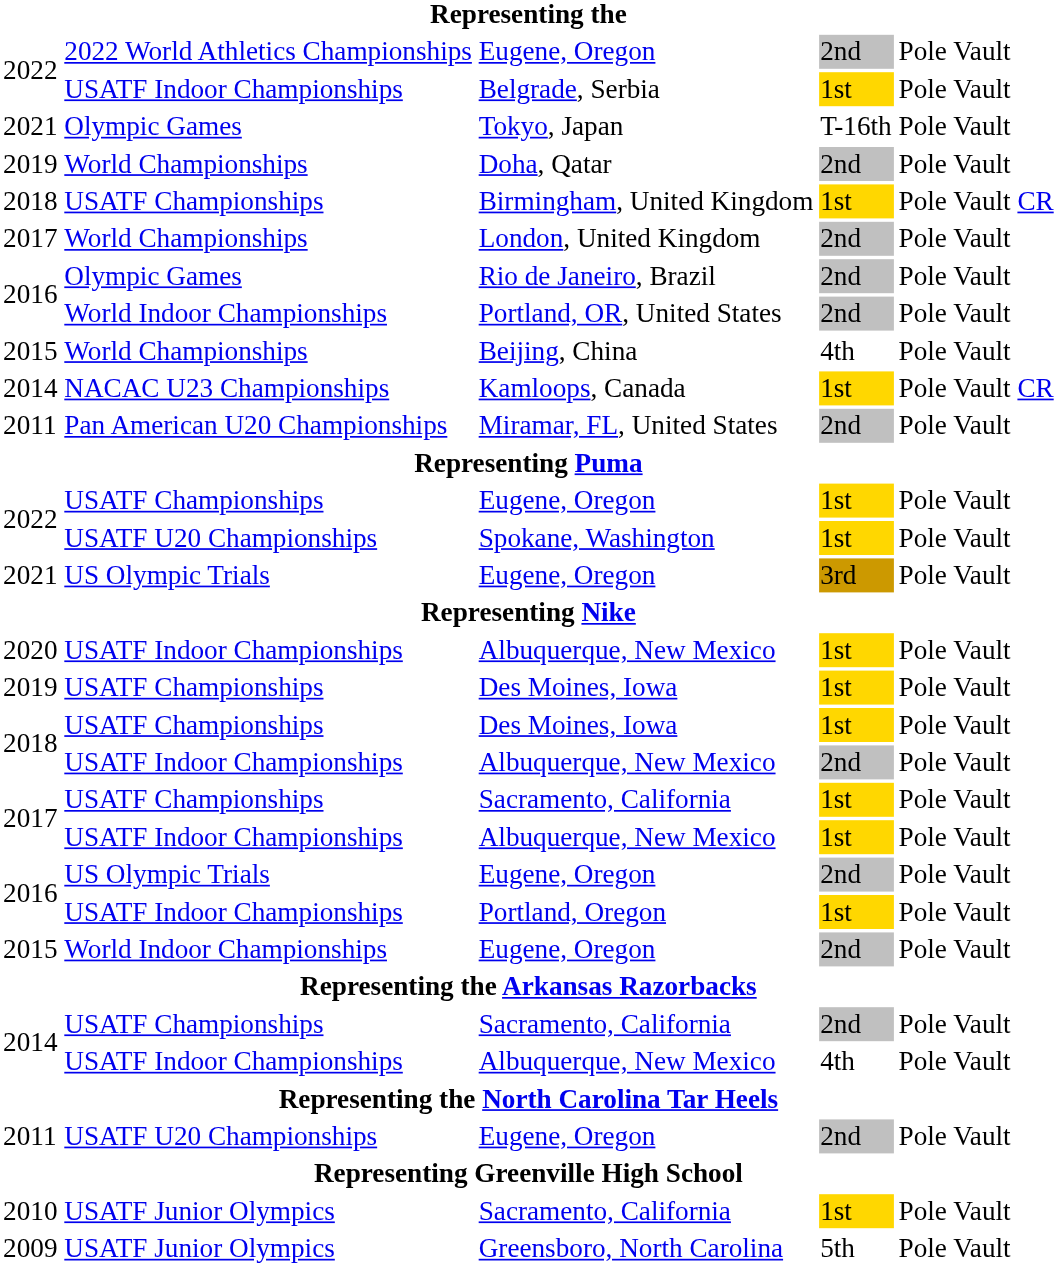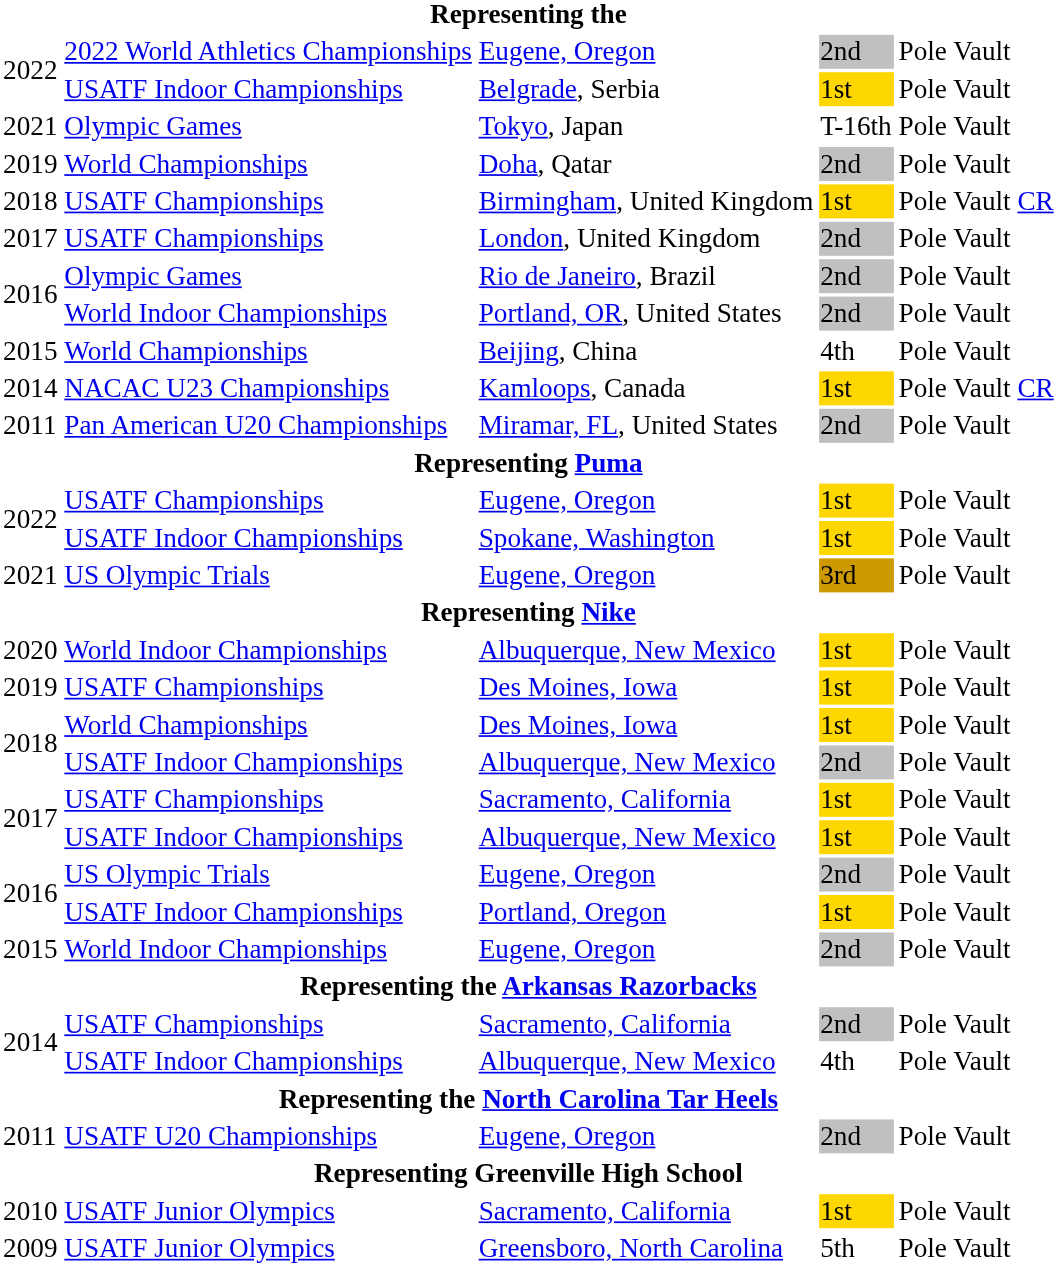(186, 238) World Championships -> (194, 238) USATF Championships
(221, 537) USATF U20 Championships -> (234, 537) USATF Indoor Championships
(234, 649) USATF Indoor Championships -> (226, 649) World Indoor Championships
(194, 724) USATF Championships -> (186, 724) World Championships
